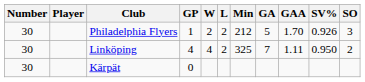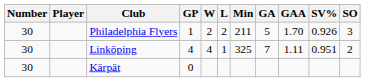(243, 31) 212 -> (243, 31) 211
(224, 49) 2 -> (224, 49) 1
(324, 49) 0.950 -> (324, 49) 0.951
